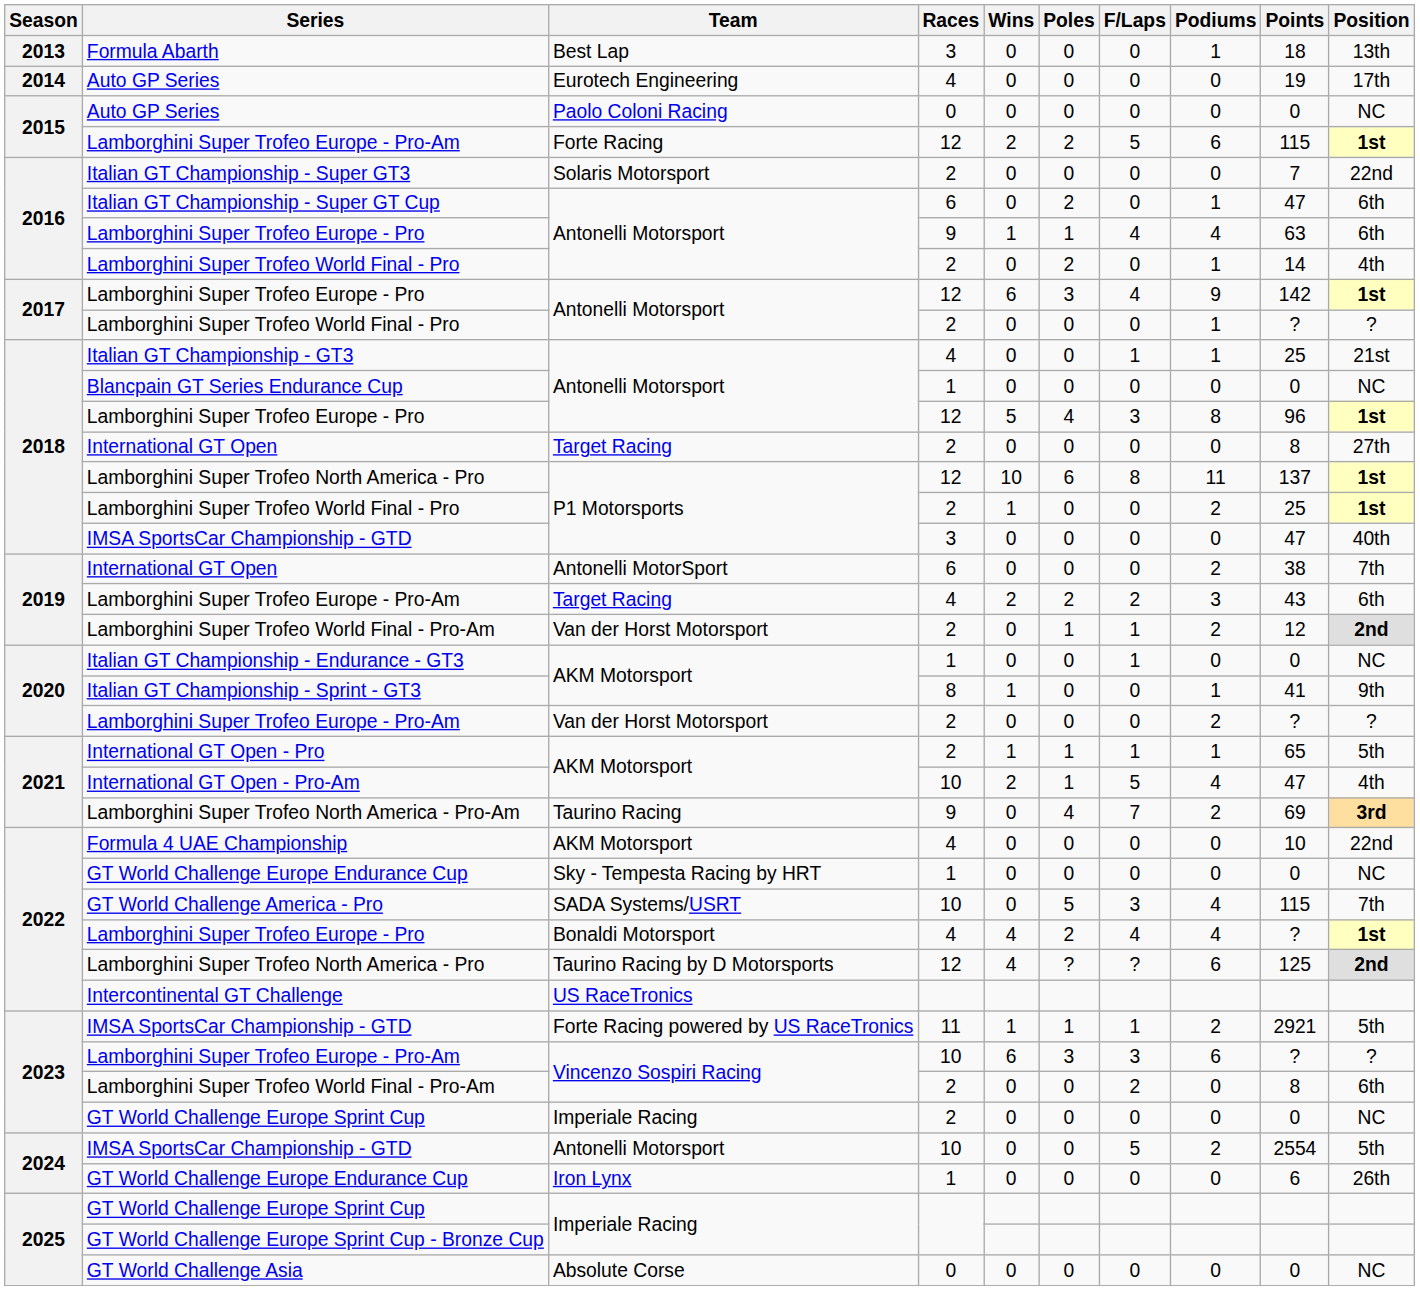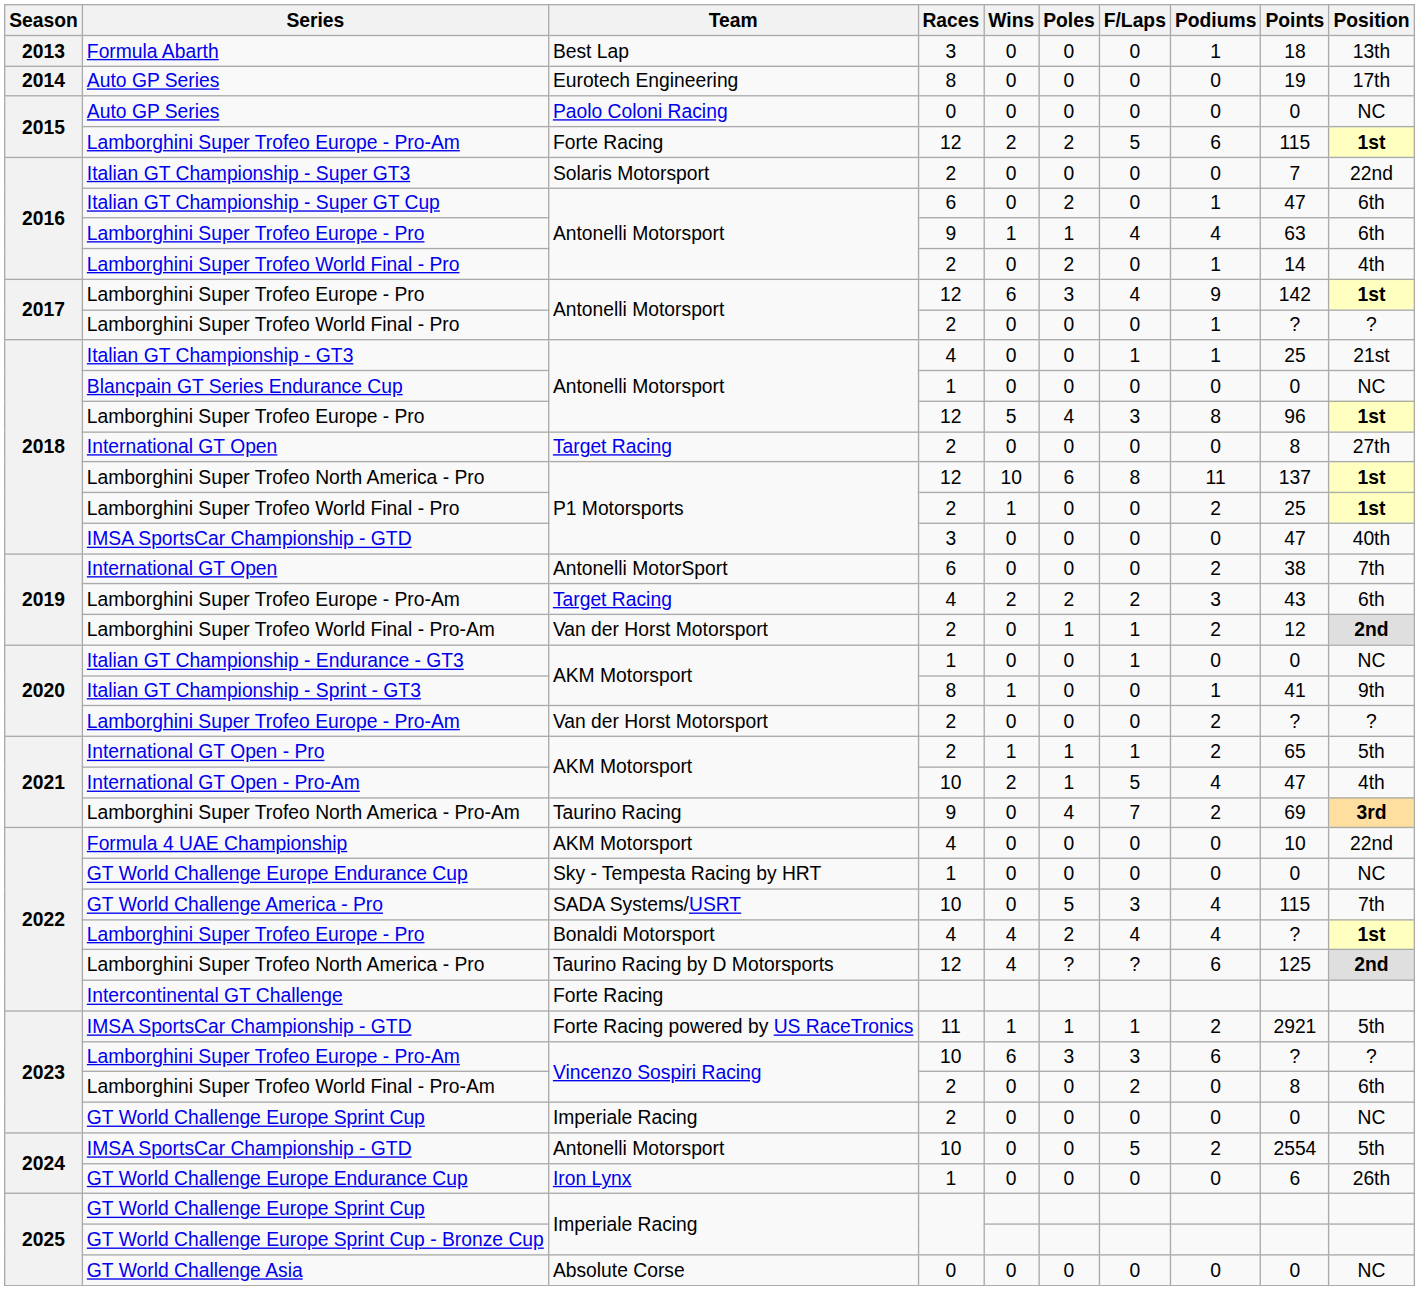(951, 81) 4 -> (951, 81) 8
(1216, 752) 1 -> (1216, 752) 2
(623, 996) US RaceTronics -> (608, 996) Forte Racing
